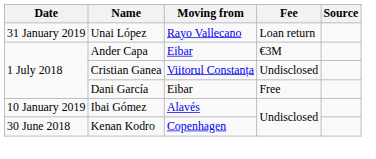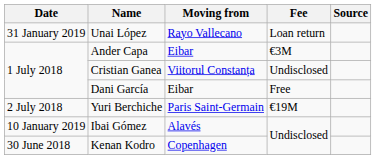+ row: (126, 107)
